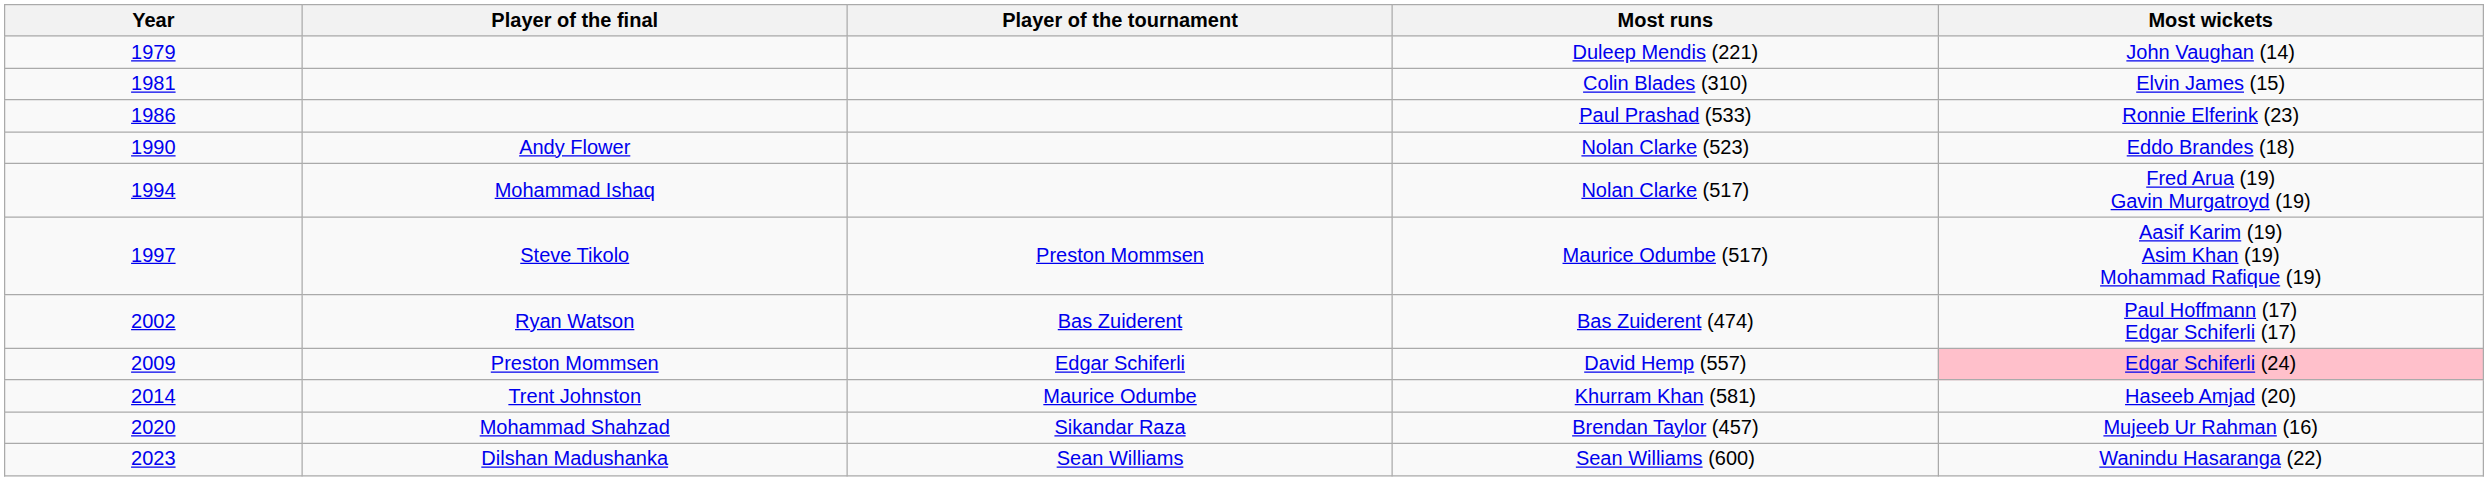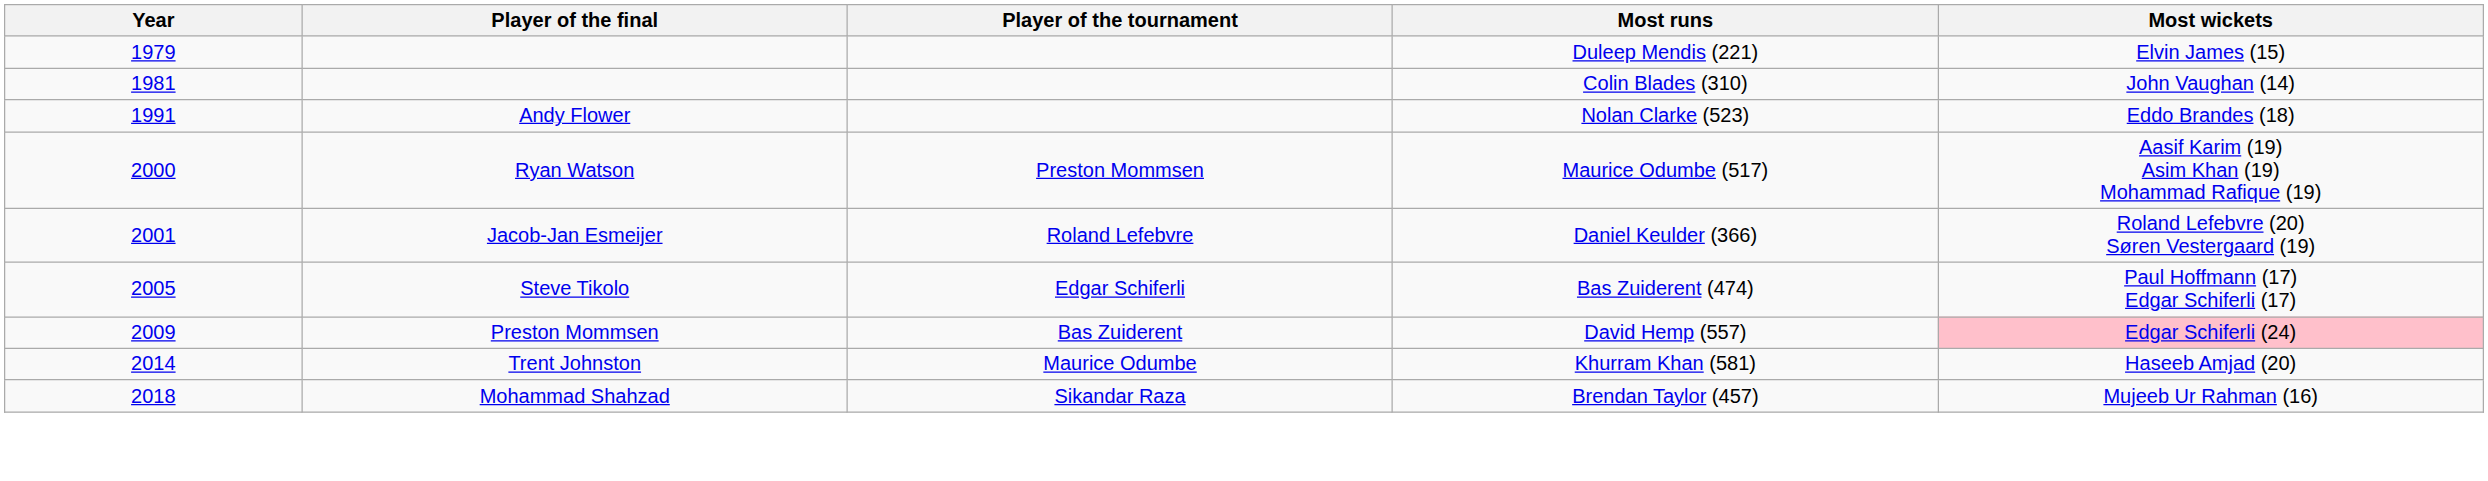(2211, 52) John Vaughan (14) -> (2211, 52) Elvin James (15)
(2211, 83) Elvin James (15) -> (2211, 83) John Vaughan (14)
- row: (1665, 115)
(153, 147) 1990 -> (153, 115) 1991
- row: (1665, 190)
(153, 255) 1997 -> (153, 169) 2000
(575, 255) Steve Tikolo -> (575, 169) Ryan Watson
+ row: (1665, 235)
(153, 321) 2002 -> (153, 289) 2005
(575, 321) Ryan Watson -> (575, 289) Steve Tikolo
(1120, 321) Bas Zuiderent -> (1120, 289) Edgar Schiferli
(1120, 364) Edgar Schiferli -> (1120, 332) Bas Zuiderent
(153, 427) 2020 -> (153, 395) 2018
- row: (1665, 459)
